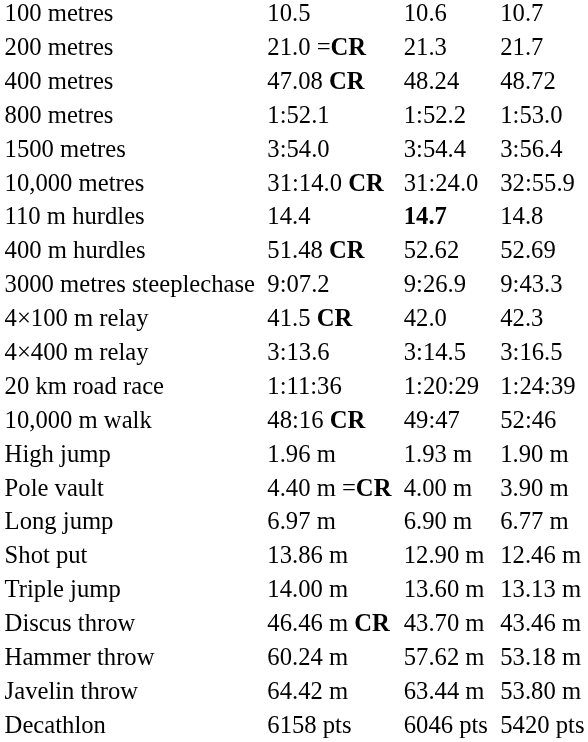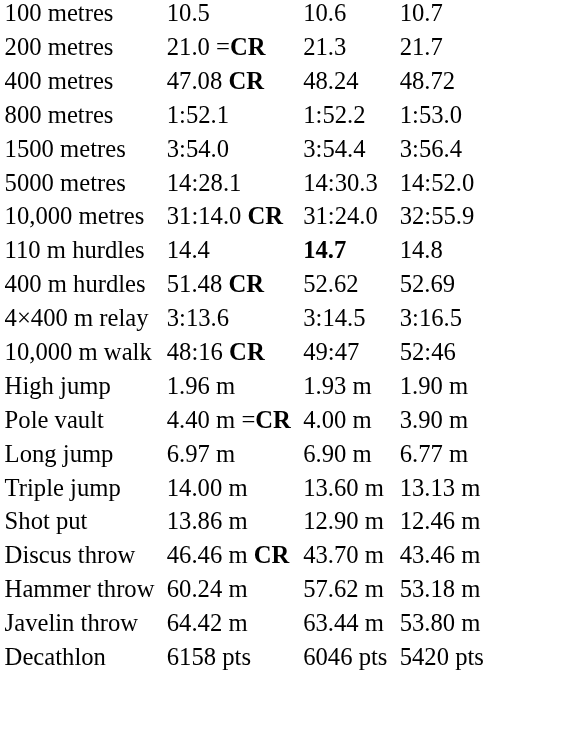+ row: (65, 182)
- row: (130, 284)
- row: (77, 318)
- row: (84, 385)
rows swapped: (63, 589) <-> (46, 555)
